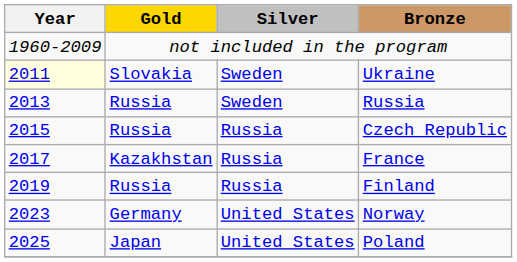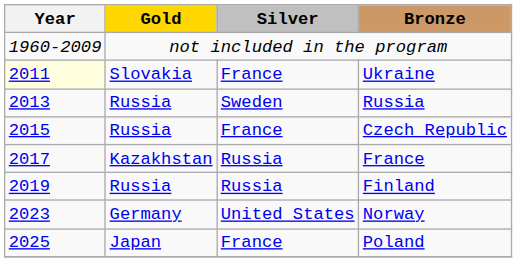(252, 75) Sweden -> (252, 75) France
(252, 131) Russia -> (252, 131) France
(288, 242) United States -> (252, 242) France
